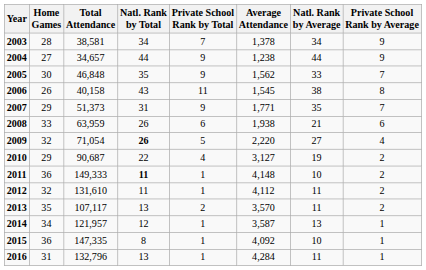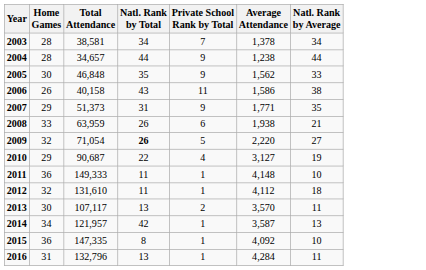- column: (382, 19)
(46, 58) 27 -> (46, 58) 28
(263, 91) 1,545 -> (263, 91) 1,586
(143, 174) bold -> (143, 174) normal
(317, 191) 11 -> (317, 191) 18
(46, 207) 35 -> (46, 207) 30
(143, 224) 12 -> (143, 224) 42
